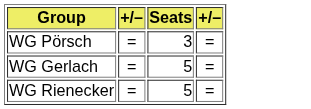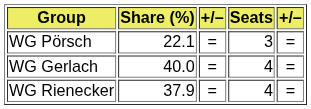+ column: (157, 18)
(188, 66) 5 -> (268, 66) 4
(188, 90) 5 -> (268, 90) 4
